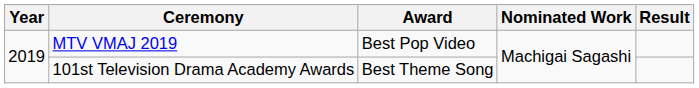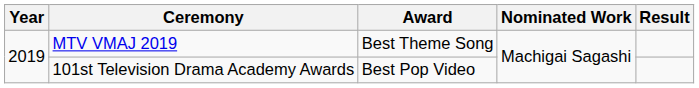(419, 43) Best Pop Video -> (428, 43) Best Theme Song
(428, 69) Best Theme Song -> (419, 69) Best Pop Video
